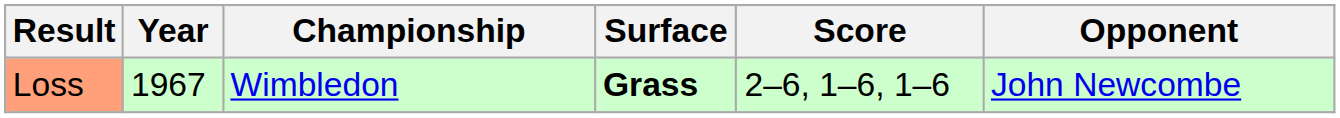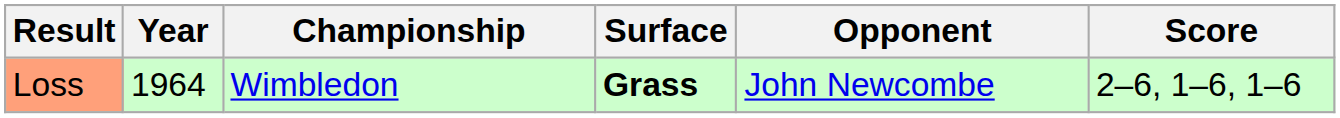columns swapped: (1159, 31) <-> (860, 31)
(168, 84) 1967 -> (168, 84) 1964
